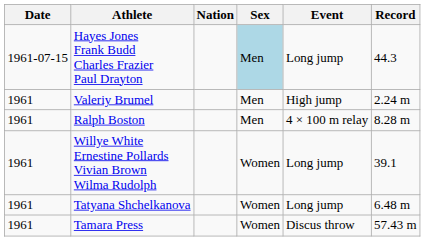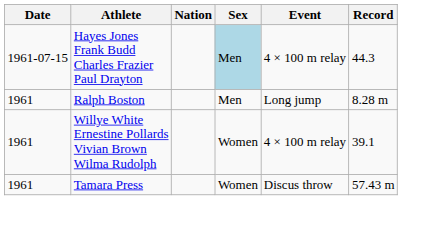(315, 57) Long jump -> (305, 57) 4 × 100 m relay
- row: (114, 99)
(327, 120) 4 × 100 m relay -> (292, 99) Long jump
(315, 162) Long jump -> (305, 142) 4 × 100 m relay
- row: (132, 205)
